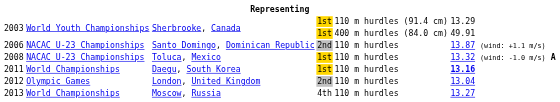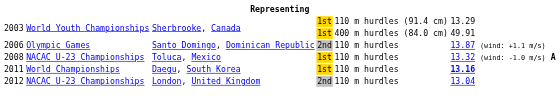(85, 46) NACAC U-23 Championships -> (58, 46) Olympic Games
(58, 81) Olympic Games -> (85, 81) NACAC U-23 Championships
- row: (14, 93)
